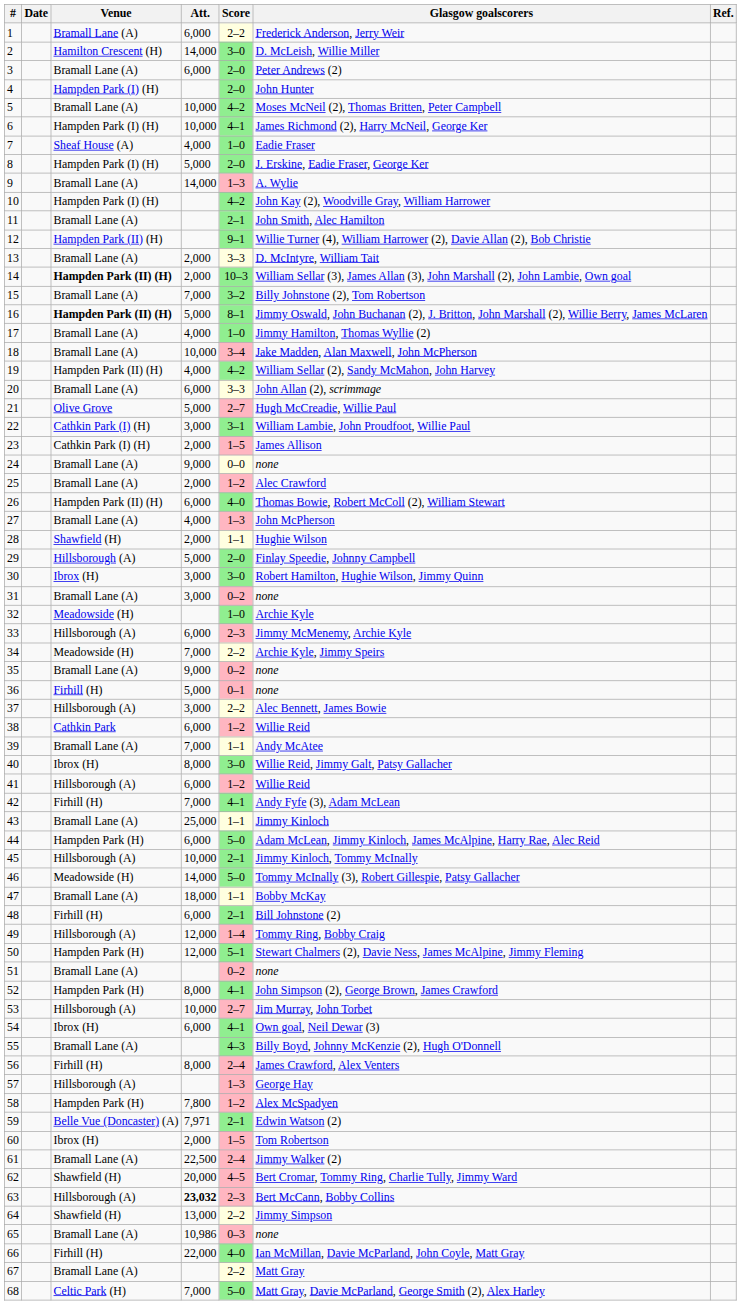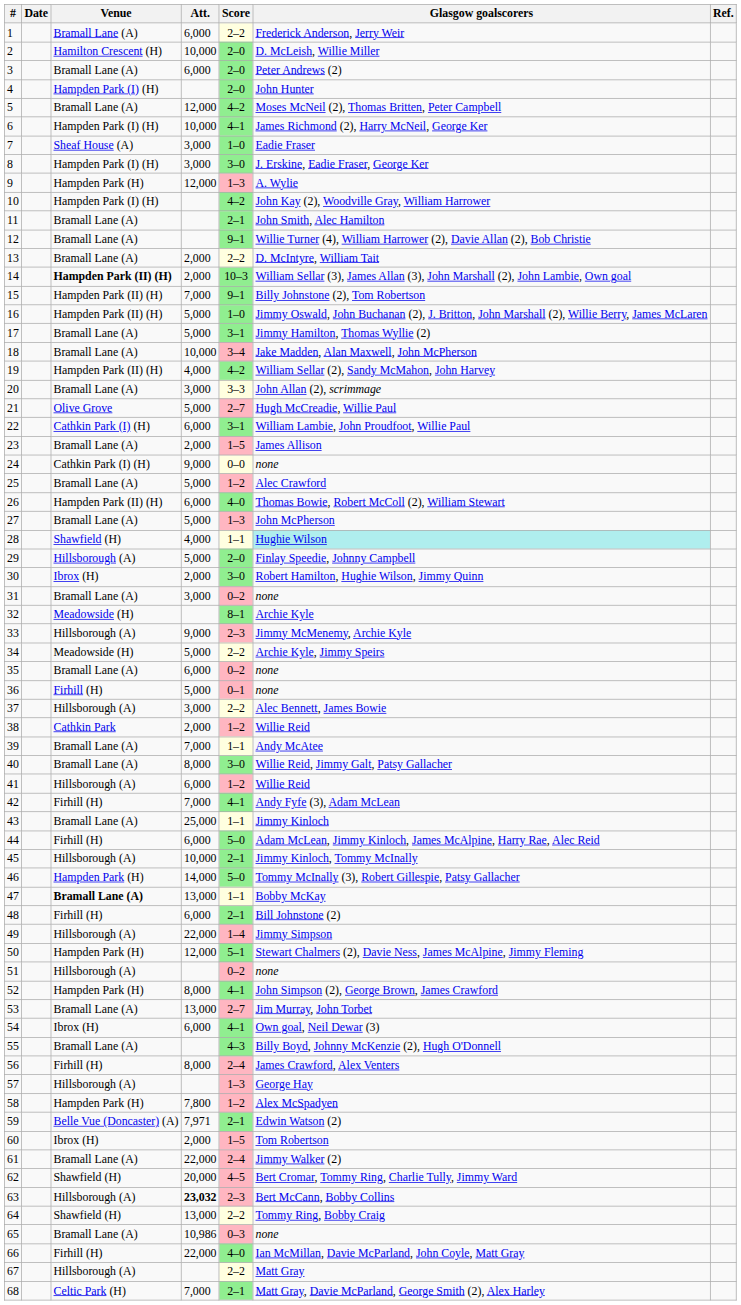(200, 51) 14,000 -> (200, 51) 10,000
(236, 51) 3–0 -> (236, 51) 2–0
(200, 107) 10,000 -> (200, 107) 12,000
(197, 145) 4,000 -> (197, 145) 3,000
(197, 164) 5,000 -> (197, 164) 3,000
(236, 164) 2–0 -> (236, 164) 3–0
(96, 182) Bramall Lane (A) -> (99, 182) Hampden Park (H)
(200, 182) 14,000 -> (200, 182) 12,000
(108, 239) Hampden Park (II) (H) -> (96, 239) Bramall Lane (A)
(236, 257) 3–3 -> (236, 257) 2–2
(96, 295) Bramall Lane (A) -> (108, 295) Hampden Park (II) (H)
(236, 295) 3–2 -> (236, 295) 9–1
(113, 314) bold -> (108, 314) normal
(236, 314) 8–1 -> (236, 314) 1–0
(197, 333) 4,000 -> (197, 333) 5,000
(236, 333) 1–0 -> (236, 333) 3–1
(197, 389) 6,000 -> (197, 389) 3,000
(197, 426) 3,000 -> (197, 426) 6,000
(102, 445) Cathkin Park (I) (H) -> (96, 445) Bramall Lane (A)
(96, 464) Bramall Lane (A) -> (102, 464) Cathkin Park (I) (H)
(197, 483) 2,000 -> (197, 483) 5,000
(197, 520) 4,000 -> (197, 520) 5,000
(197, 539) 2,000 -> (197, 539) 4,000
(291, 539) no background -> (291, 539) paleturquoise background
(197, 577) 3,000 -> (197, 577) 2,000
(236, 614) 1–0 -> (236, 614) 8–1
(197, 633) 6,000 -> (197, 633) 9,000
(197, 652) 7,000 -> (197, 652) 5,000
(197, 671) 9,000 -> (197, 671) 6,000
(197, 727) 6,000 -> (197, 727) 2,000
(76, 764) Ibrox (H) -> (96, 764) Bramall Lane (A)
(99, 840) Hampden Park (H) -> (78, 840) Firhill (H)
(93, 877) Meadowside (H) -> (99, 877) Hampden Park (H)
(96, 896) normal -> (98, 896) bold
(200, 896) 18,000 -> (200, 896) 13,000
(200, 933) 12,000 -> (200, 933) 22,000
(320, 933) Tommy Ring, Bobby Craig -> (294, 933) Jimmy Simpson
(96, 971) Bramall Lane (A) -> (94, 971) Hillsborough (A)
(94, 1009) Hillsborough (A) -> (96, 1009) Bramall Lane (A)
(200, 1009) 10,000 -> (200, 1009) 13,000
(200, 1159) 22,500 -> (200, 1159) 22,000
(294, 1215) Jimmy Simpson -> (320, 1215) Tommy Ring, Bobby Craig
(96, 1271) Bramall Lane (A) -> (94, 1271) Hillsborough (A)
(236, 1290) 5–0 -> (236, 1290) 2–1
